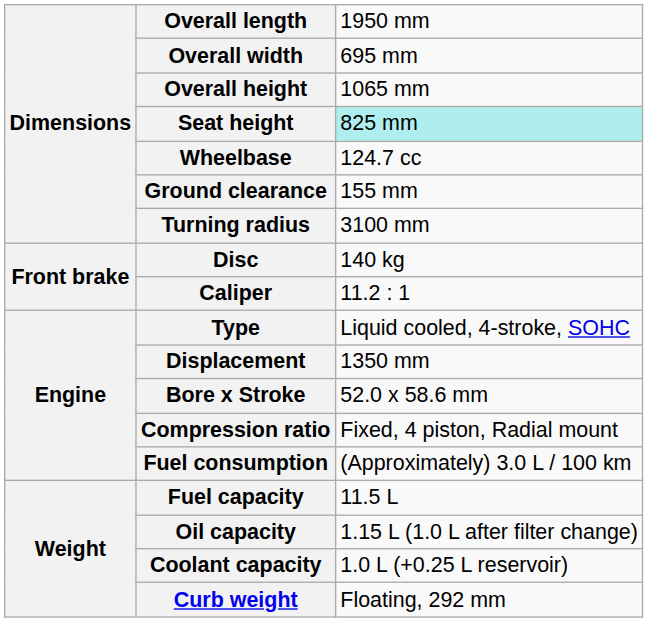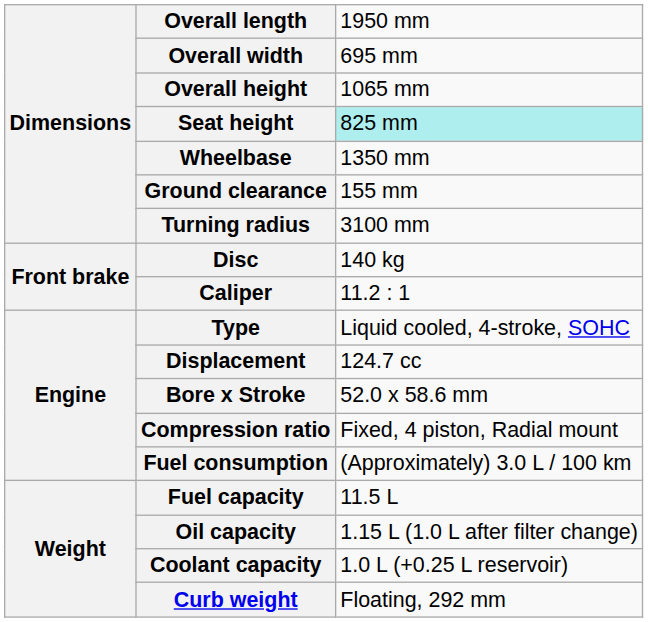(381, 157) 124.7 cc -> (385, 157) 1350 mm
(385, 361) 1350 mm -> (381, 361) 124.7 cc
